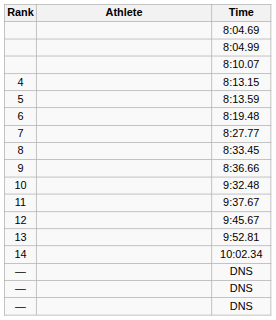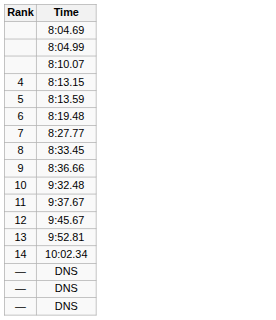- column: (124, 13)
